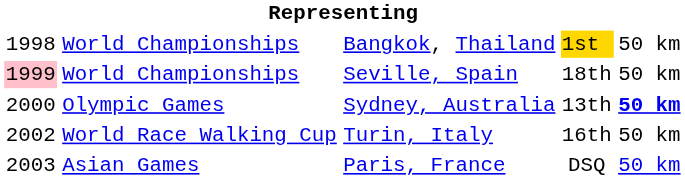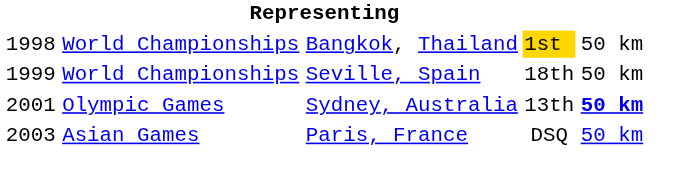(31, 75) pink background -> (31, 75) no background
(31, 105) 2000 -> (31, 105) 2001
- row: (418, 135)
